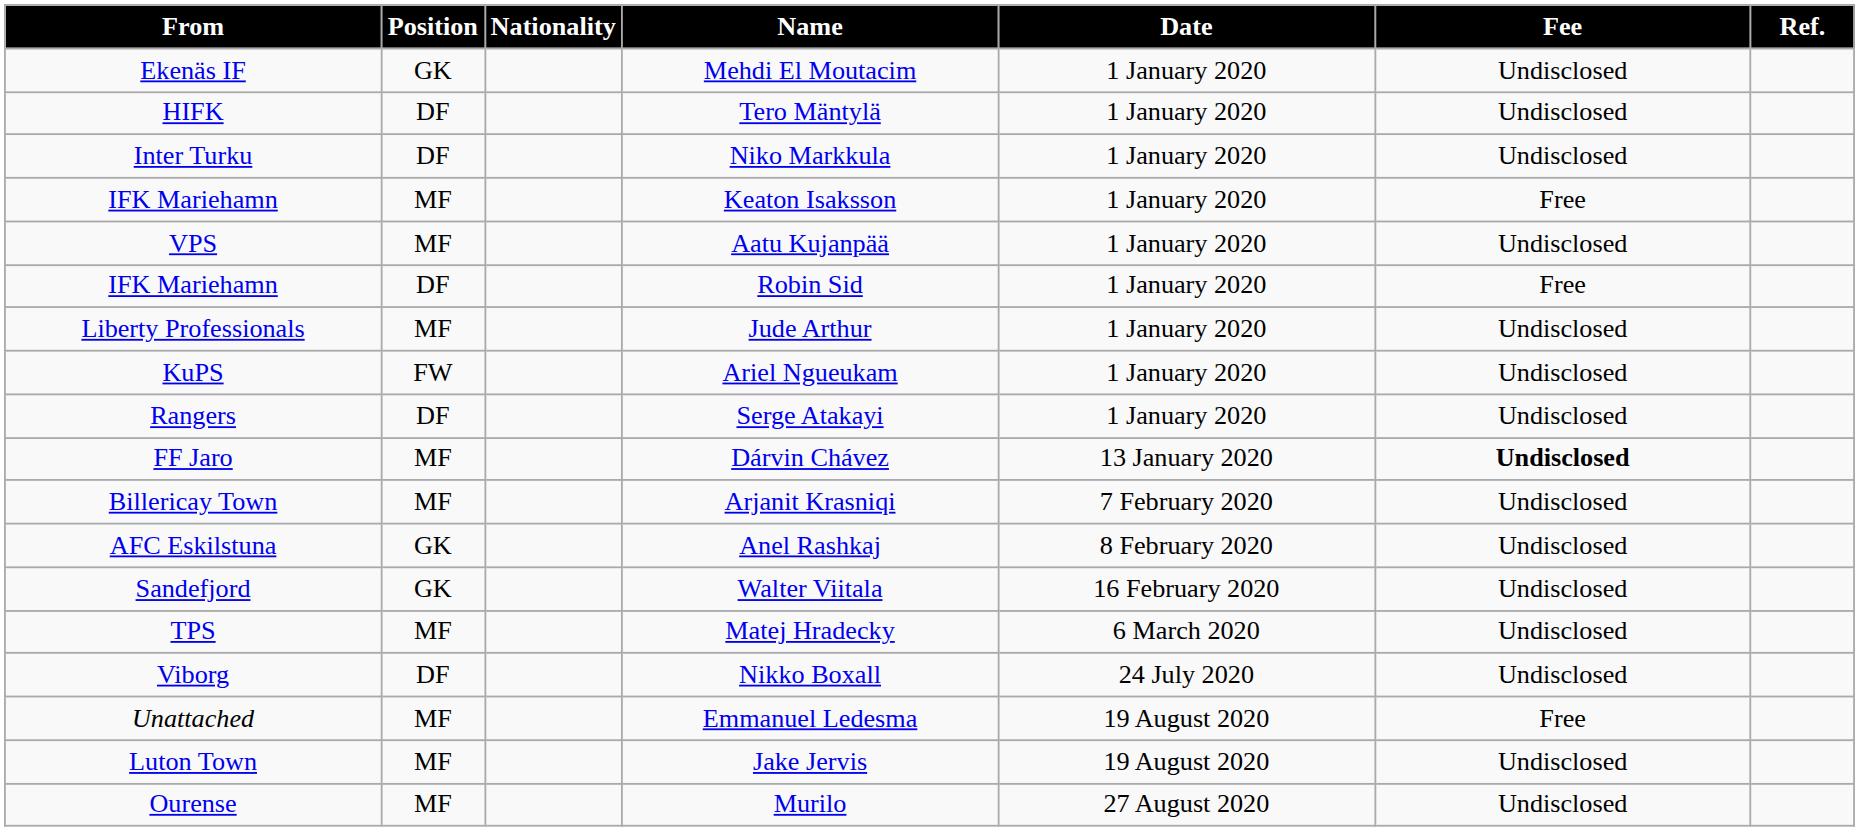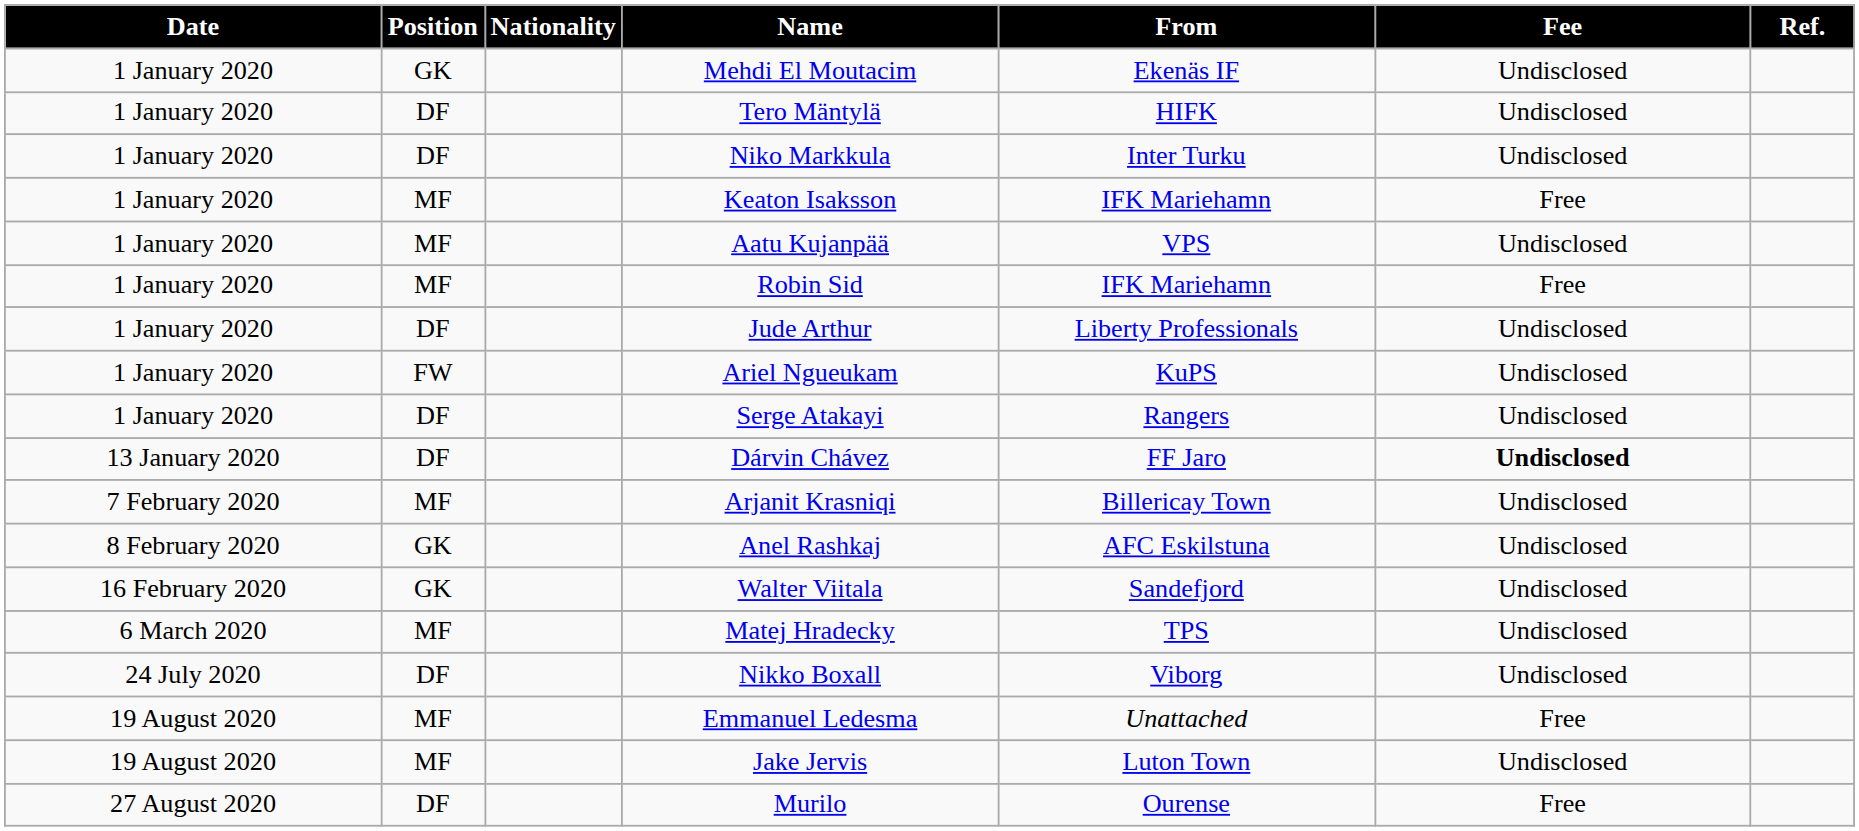columns swapped: (1186, 26) <-> (193, 26)
(433, 285) DF -> (433, 285) MF
(433, 329) MF -> (433, 329) DF
(433, 458) MF -> (433, 458) DF
(433, 804) MF -> (433, 804) DF
(1563, 804) Undisclosed -> (1563, 804) Free
